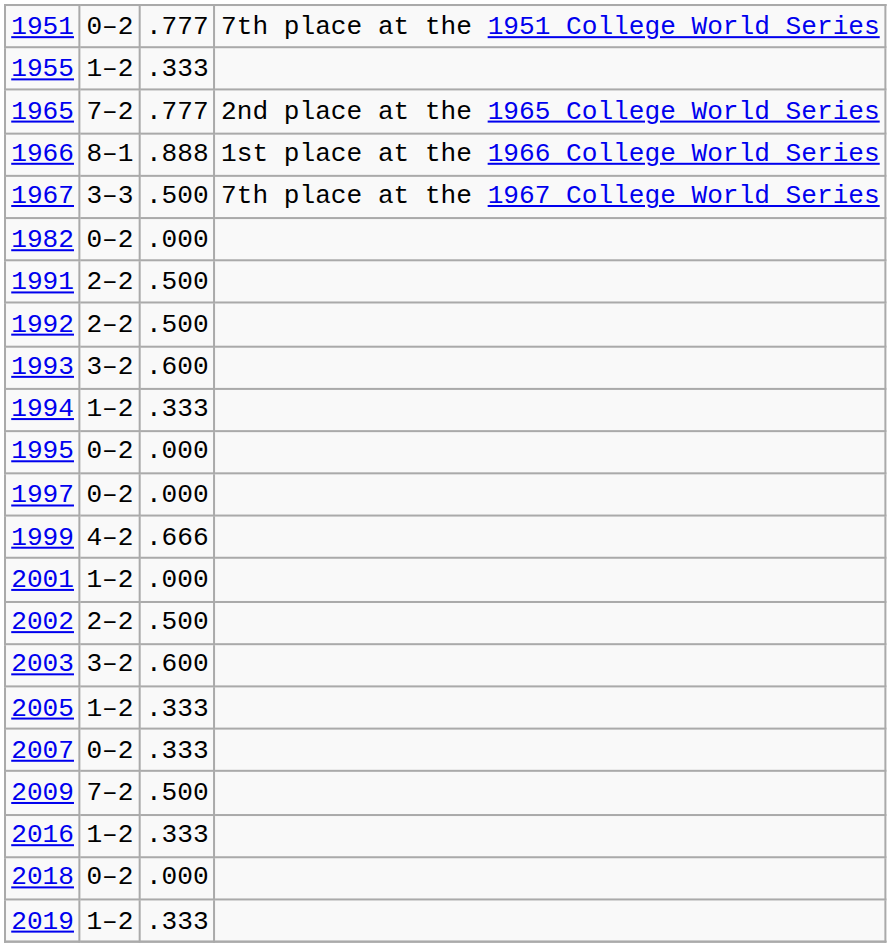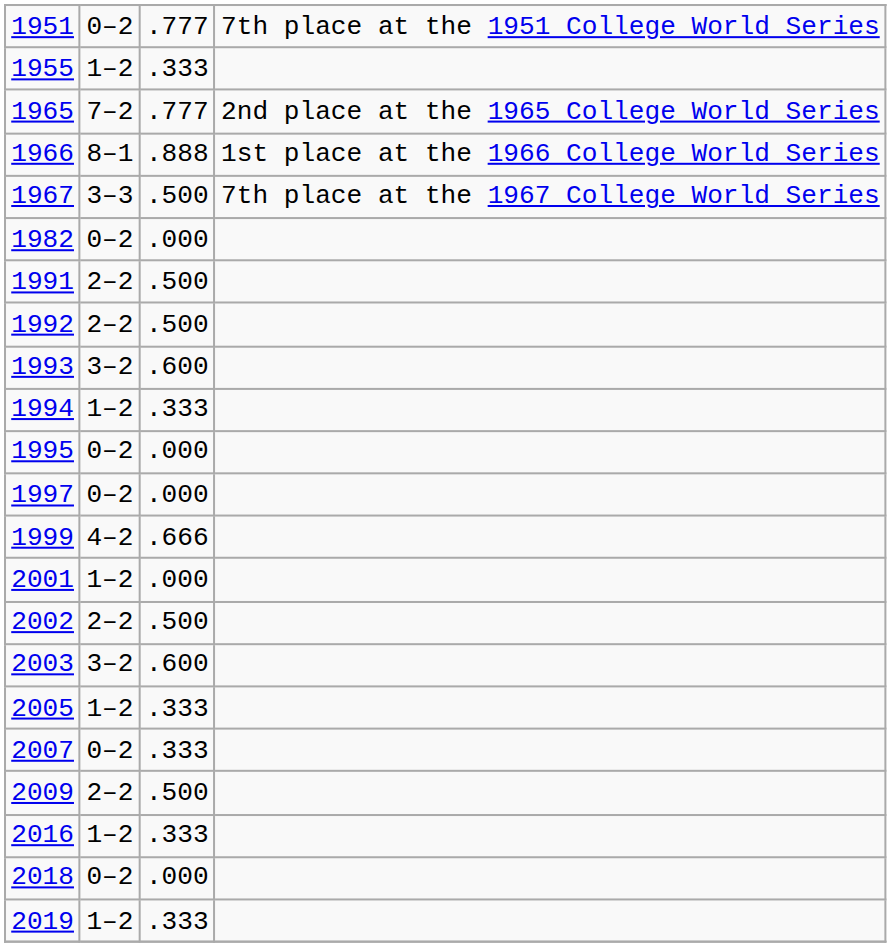(110, 793) 7–2 -> (110, 793) 2–2
